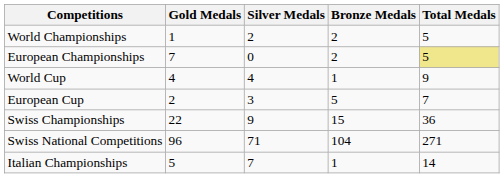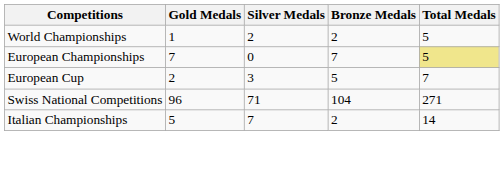(334, 57) 2 -> (334, 57) 7
- row: (37, 78)
- row: (66, 120)
(334, 162) 1 -> (334, 120) 2
